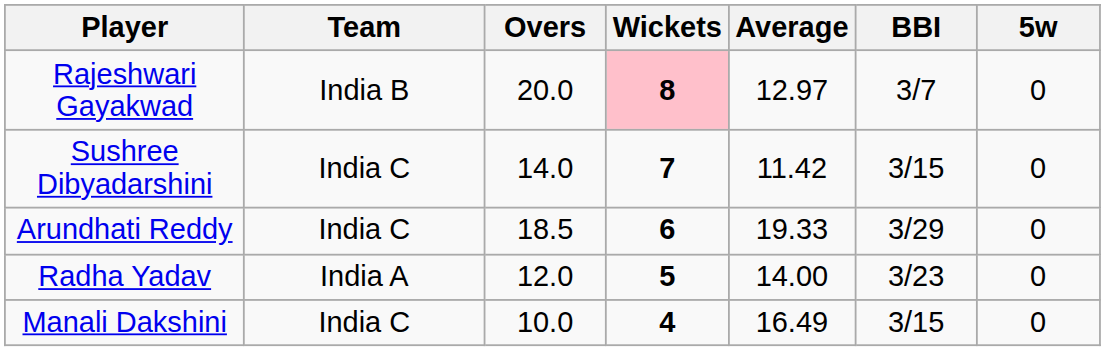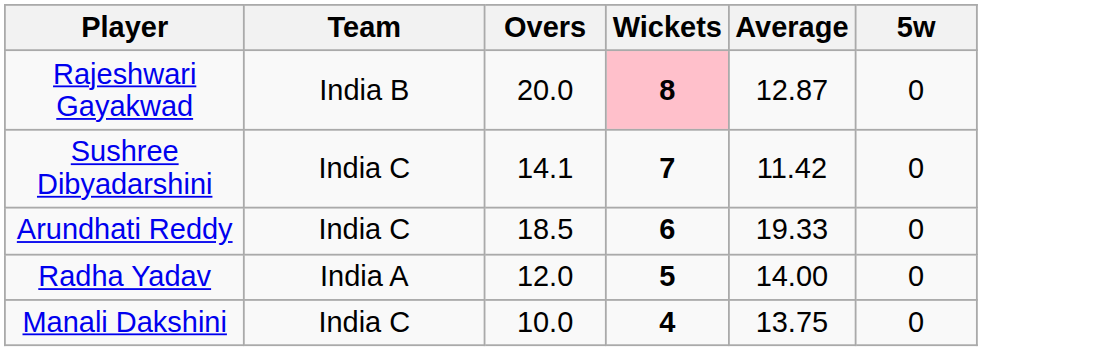- column: (916, 27)
(792, 89) 12.97 -> (792, 89) 12.87
(545, 168) 14.0 -> (545, 168) 14.1
(792, 322) 16.49 -> (792, 322) 13.75
